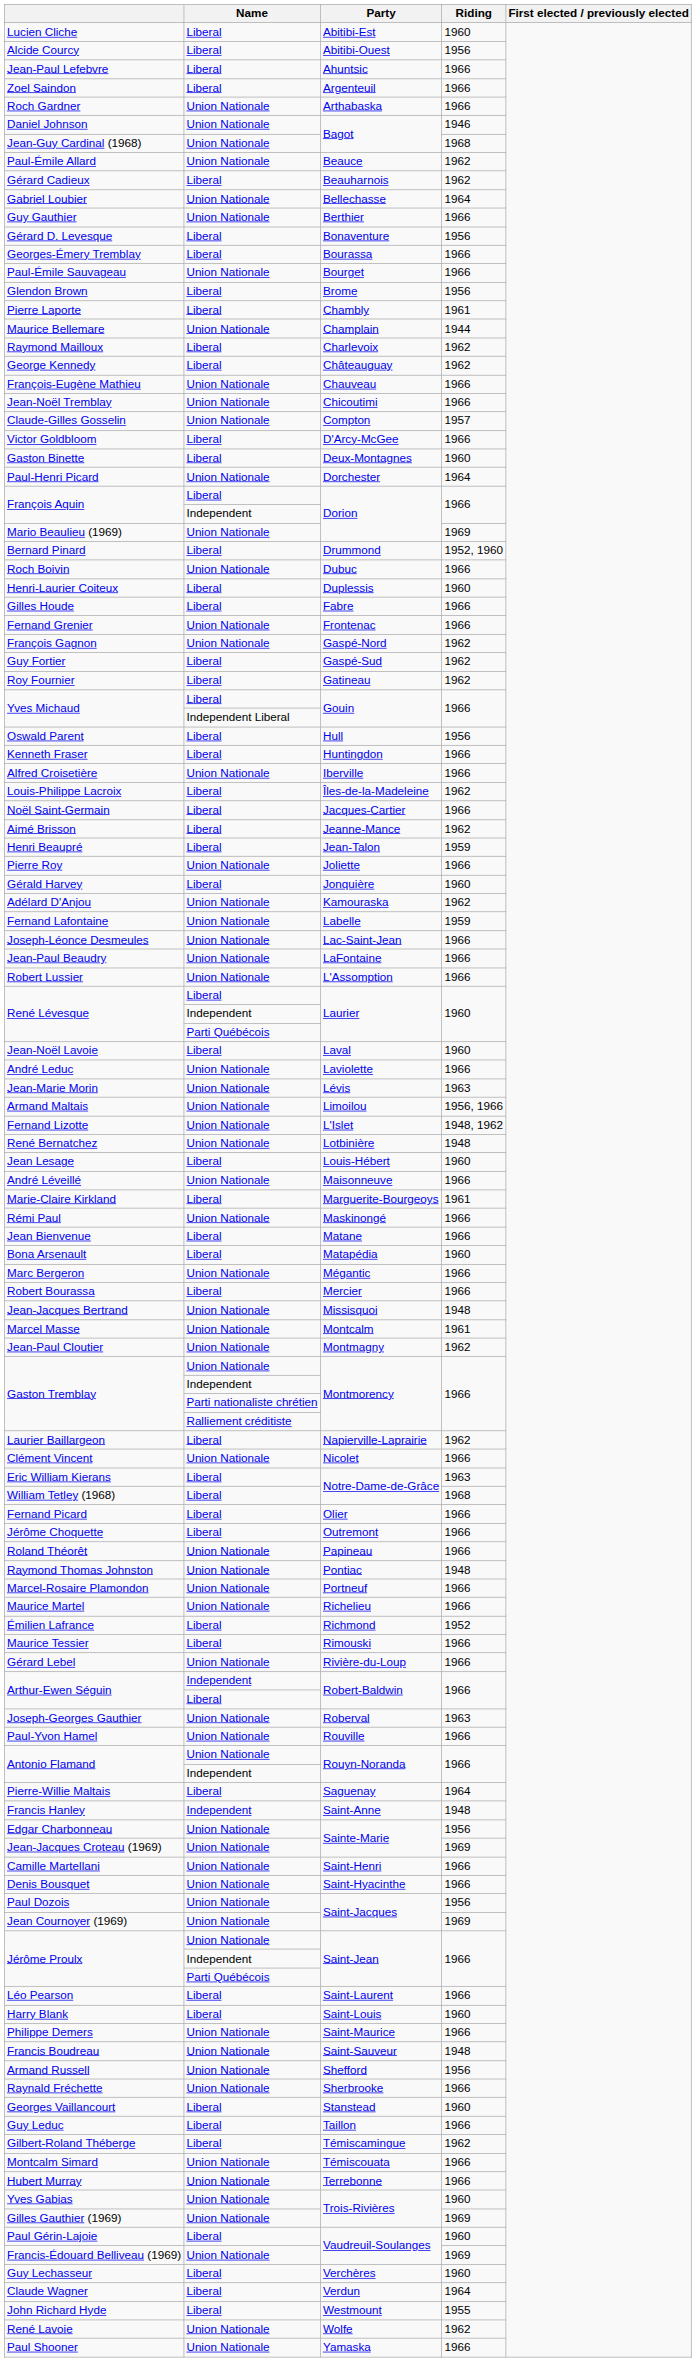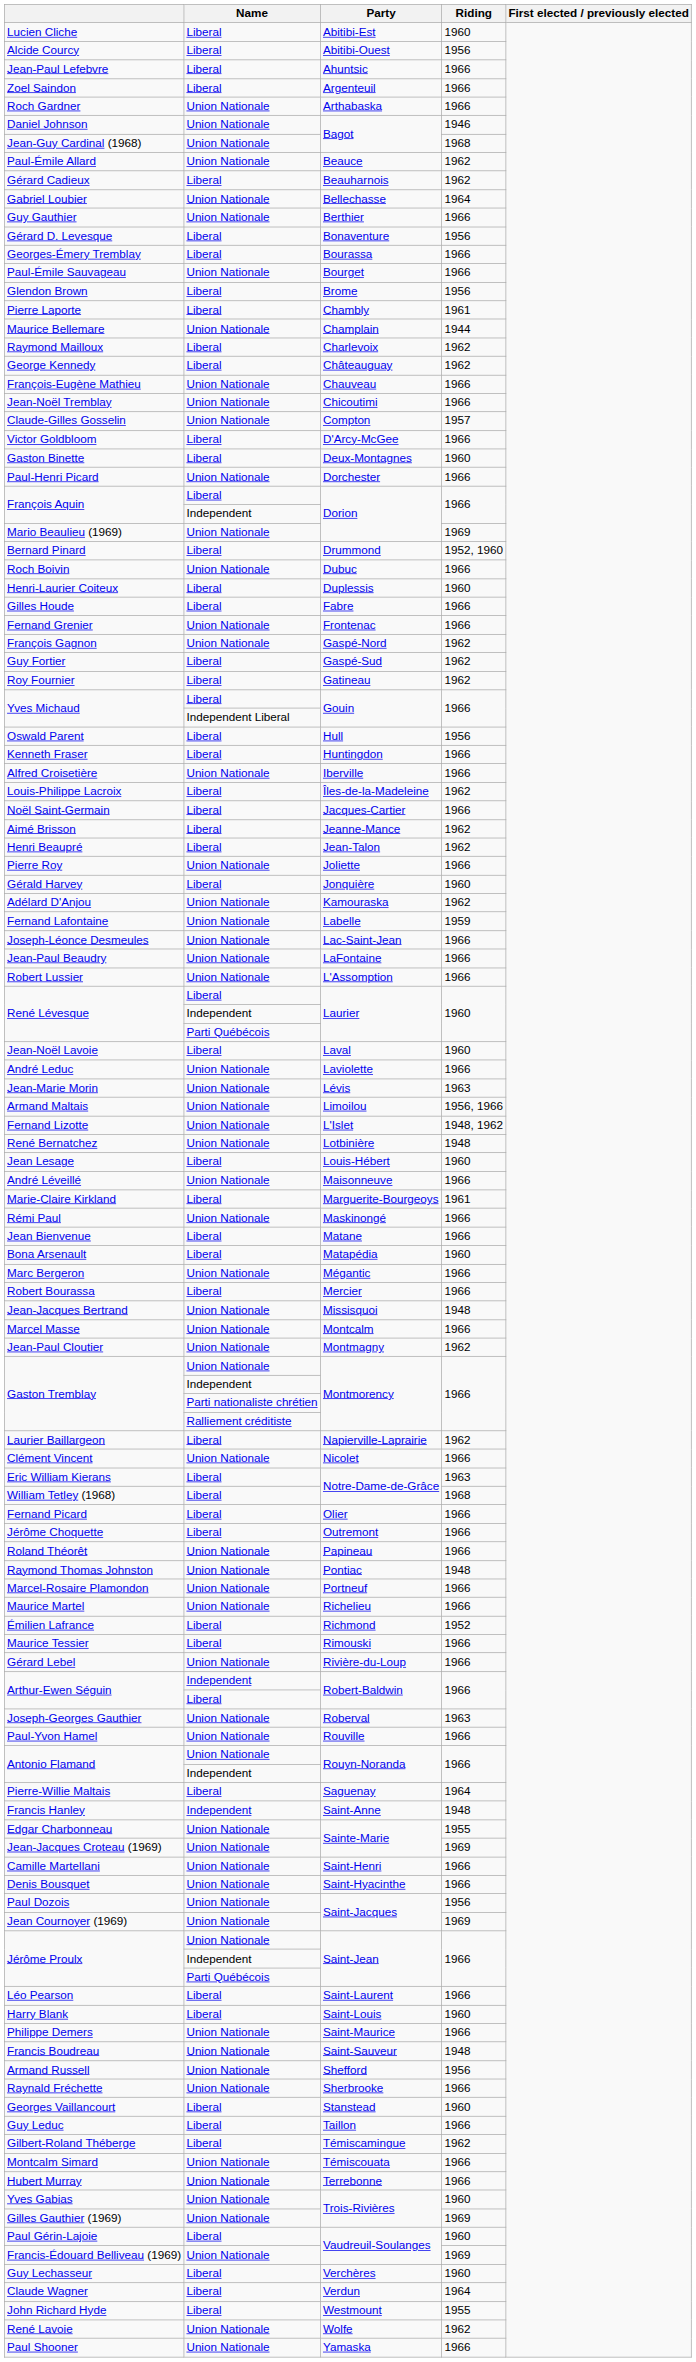(458, 476) 1964 -> (458, 476) 1966
(458, 847) 1959 -> (458, 847) 1962
(458, 1328) 1961 -> (458, 1328) 1966
(458, 1829) 1956 -> (458, 1829) 1955
